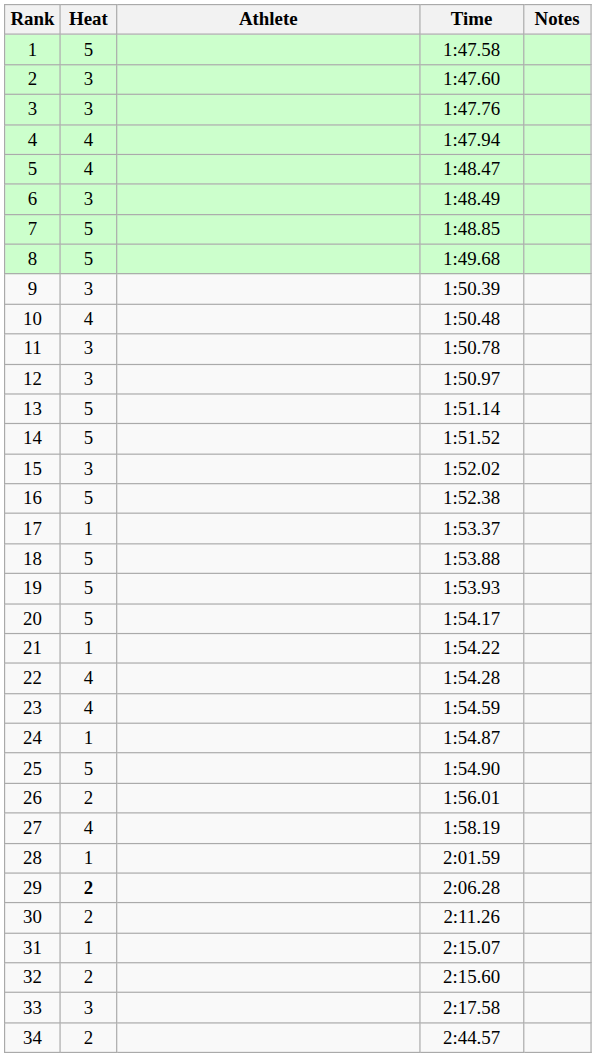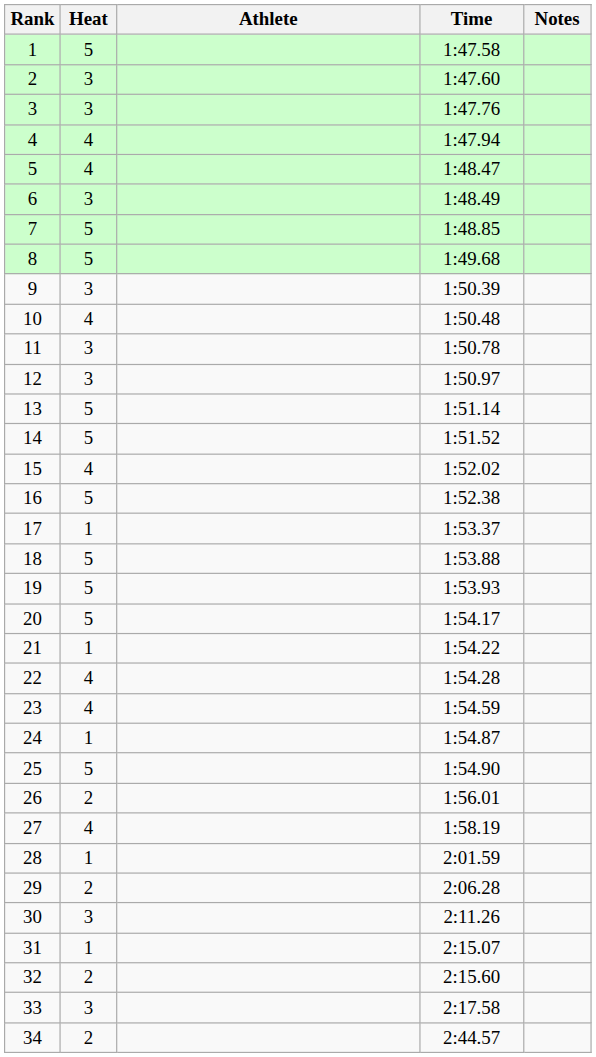(88, 468) 3 -> (88, 468) 4
(88, 887) bold -> (88, 887) normal
(88, 917) 2 -> (88, 917) 3
